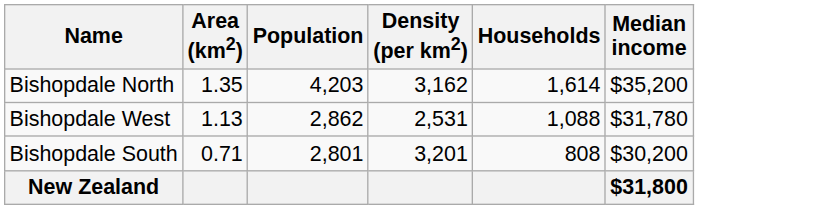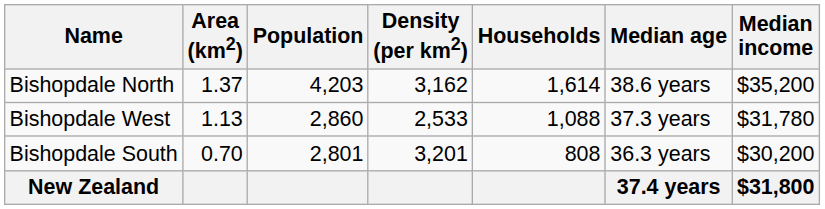+ column: (669, 36)
(222, 85) 1.35 -> (222, 85) 1.37
(337, 119) 2,862 -> (337, 119) 2,860
(441, 119) 2,531 -> (441, 119) 2,533
(222, 153) 0.71 -> (222, 153) 0.70
